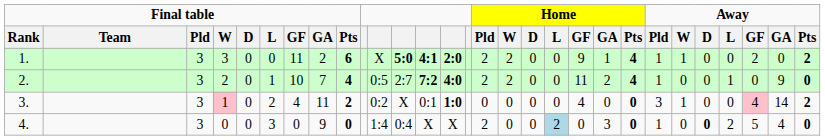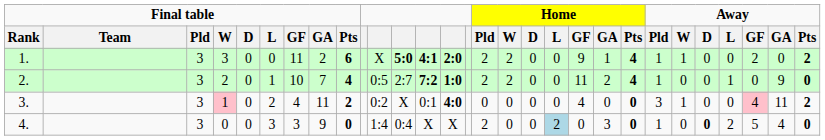(453, 80) 4:0 -> (453, 80) 1:0
(453, 102) 1:0 -> (453, 102) 4:0
(781, 102) 14 -> (781, 102) 11
(296, 124) 0 -> (296, 124) 3
